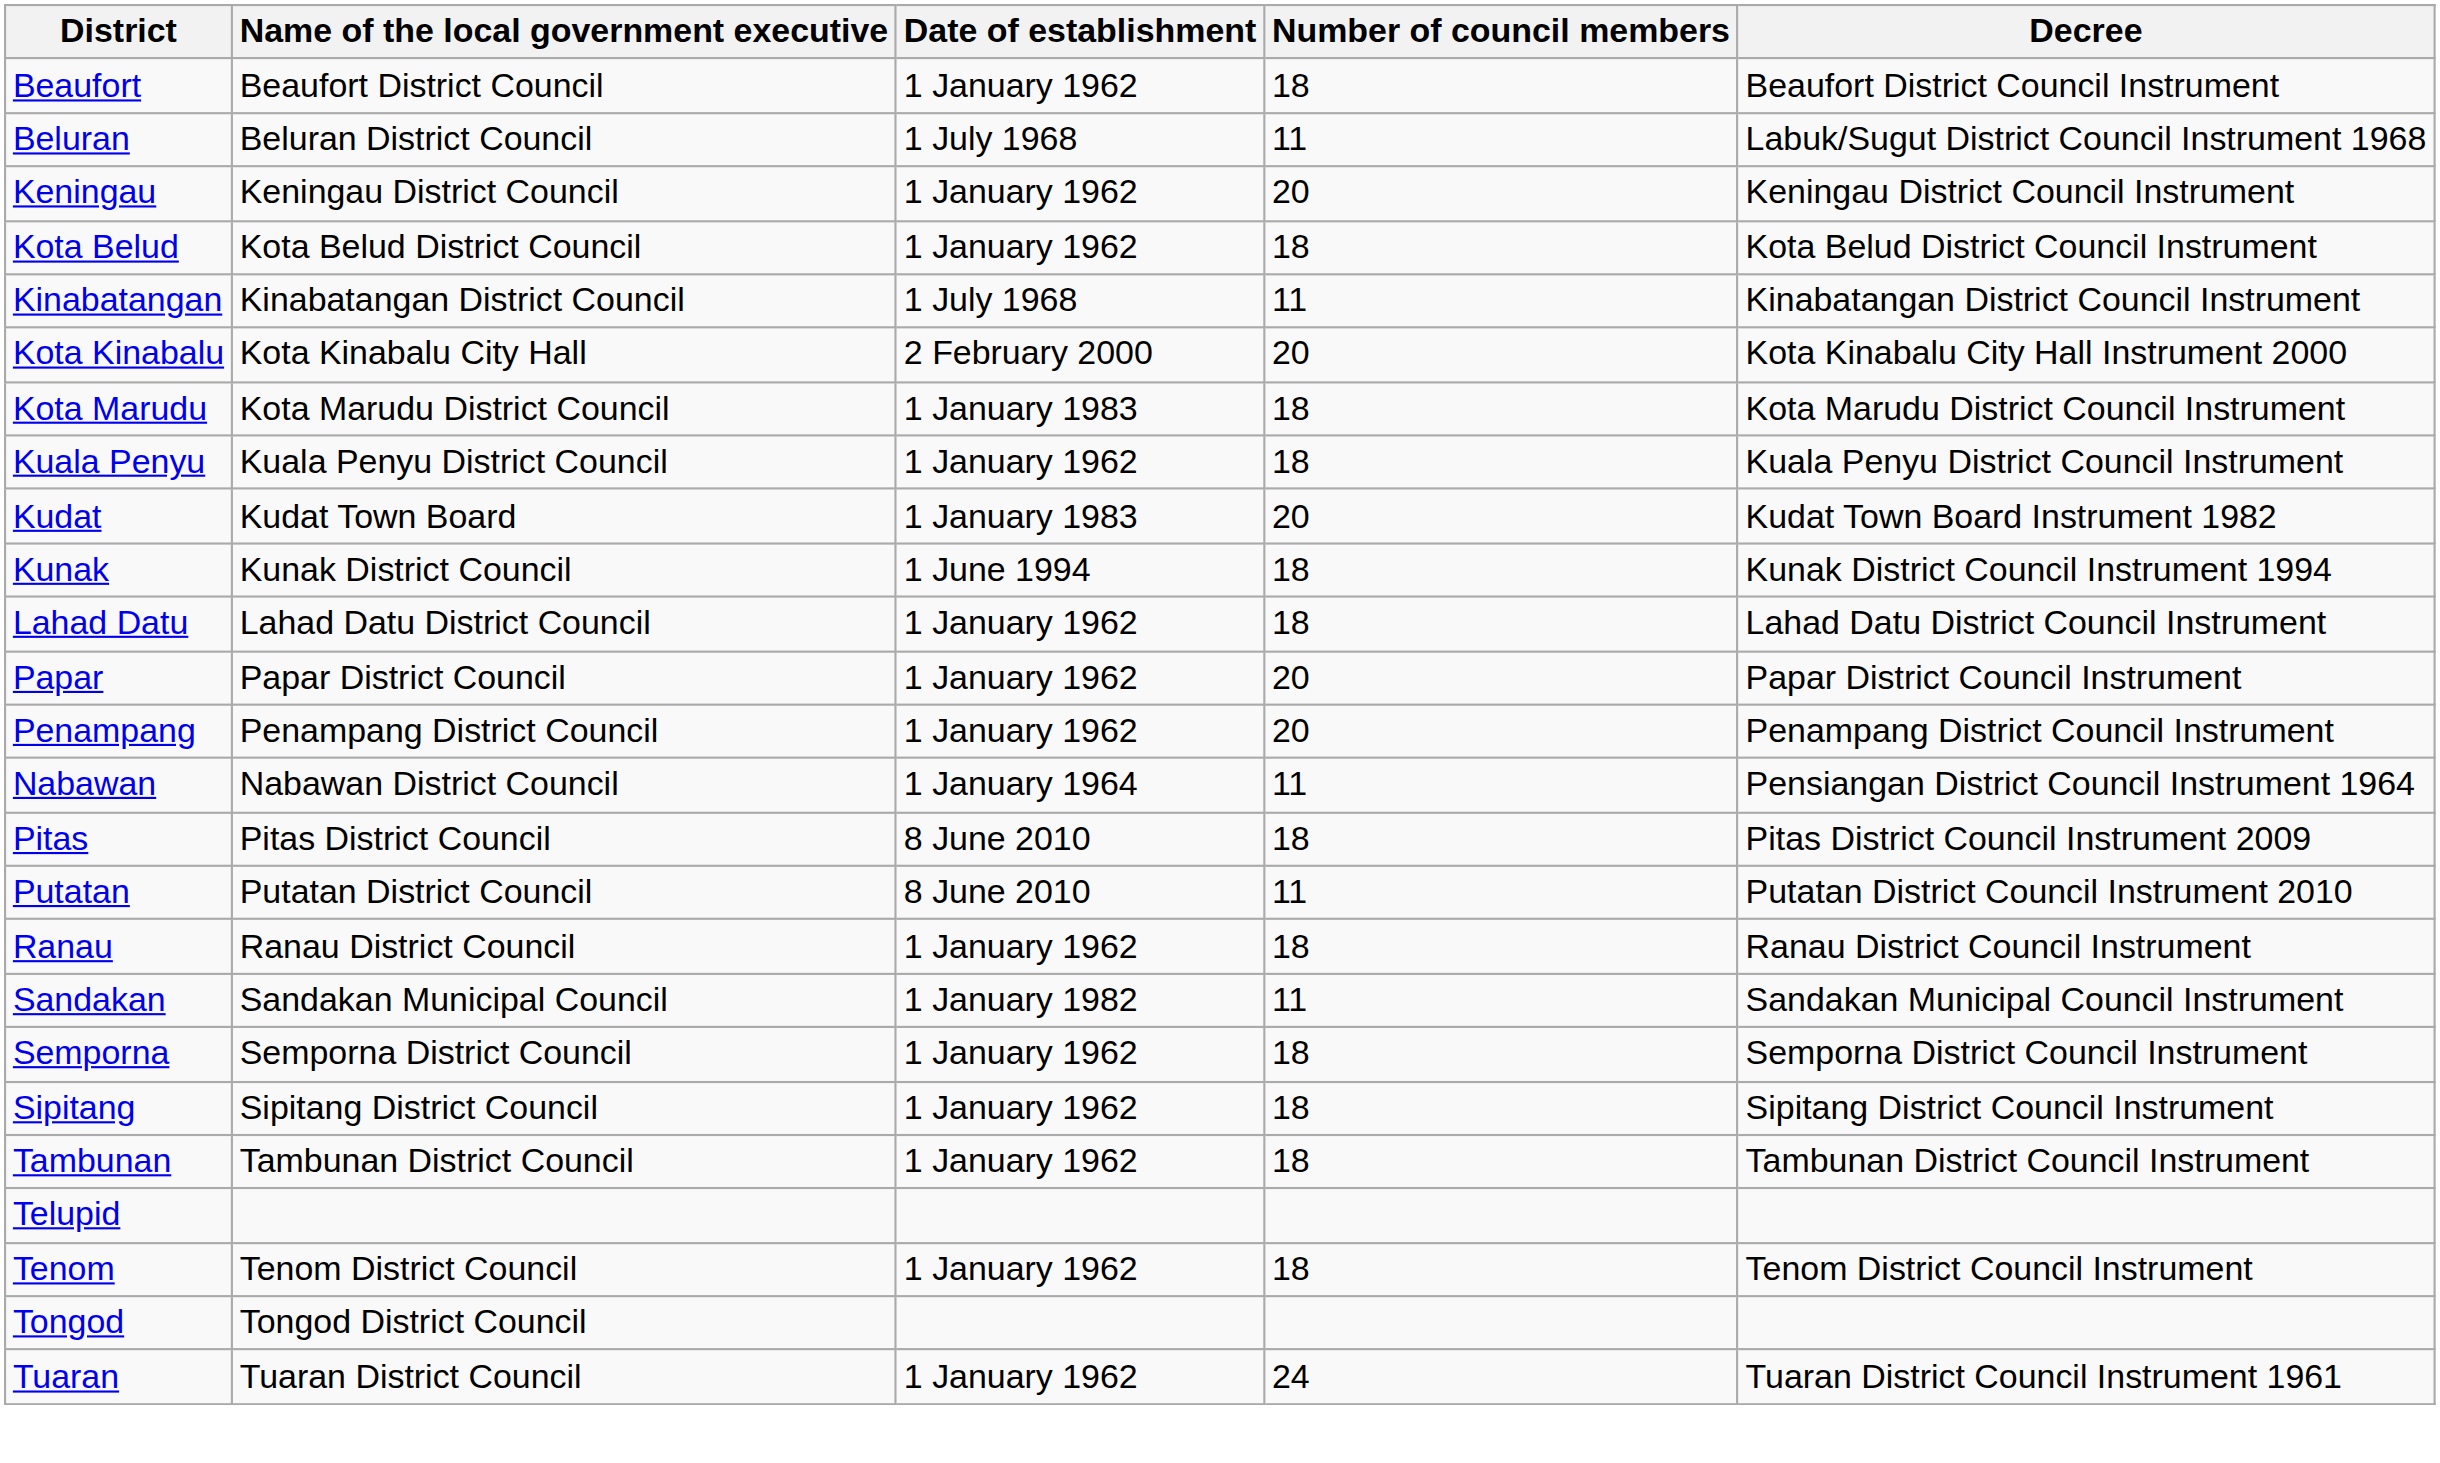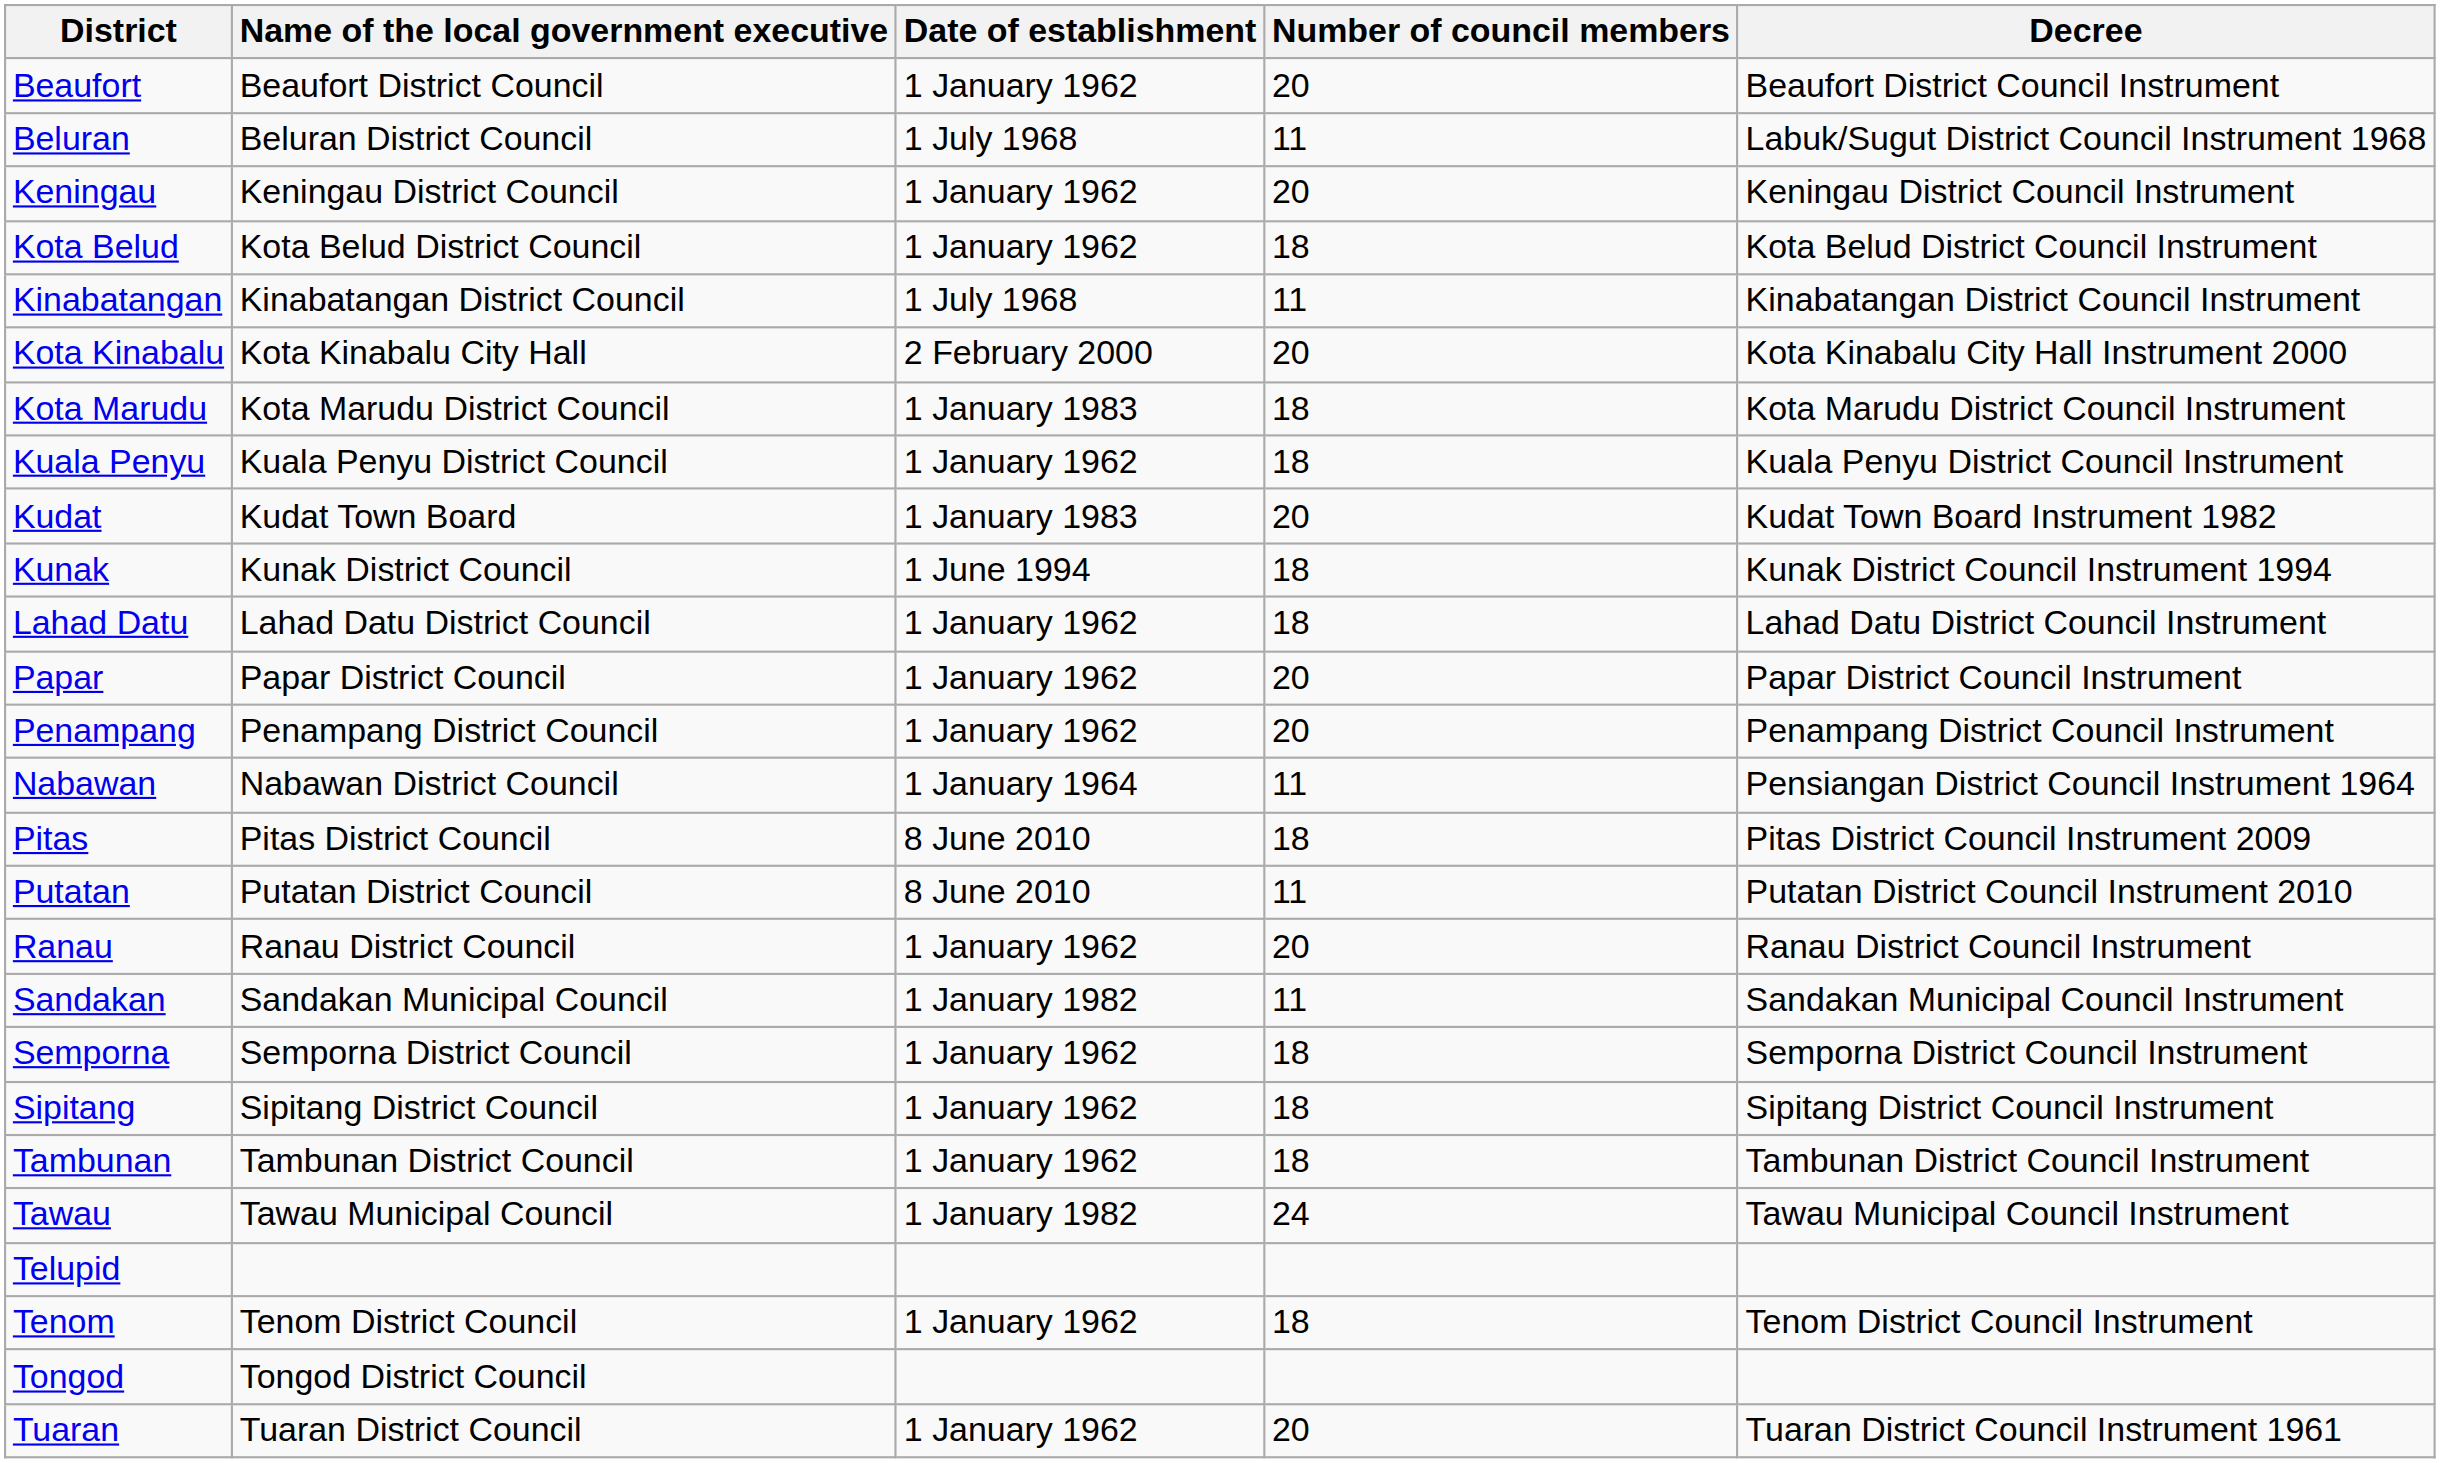(1291, 85) 18 -> (1291, 85) 20
(1291, 945) 18 -> (1291, 945) 20
+ row: (62, 1214)
(1291, 1376) 24 -> (1291, 1430) 20
